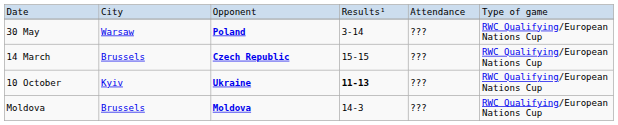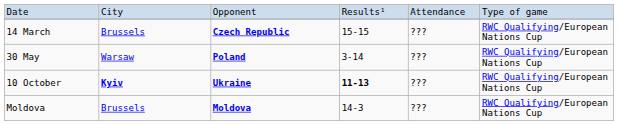rows swapped: (28, 57) <-> (23, 32)
(112, 83) normal -> (112, 83) bold
